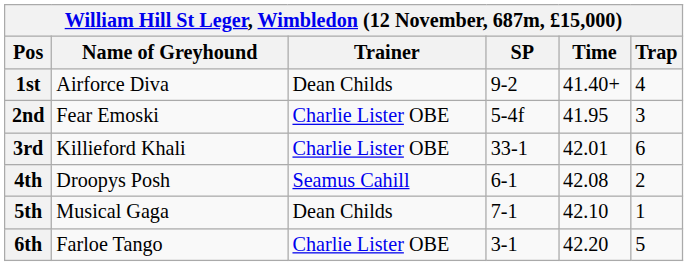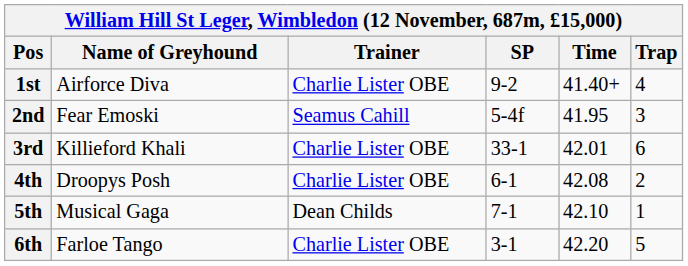(343, 84) Dean Childs -> (371, 84) Charlie Lister OBE
(371, 116) Charlie Lister OBE -> (351, 116) Seamus Cahill
(351, 180) Seamus Cahill -> (371, 180) Charlie Lister OBE
